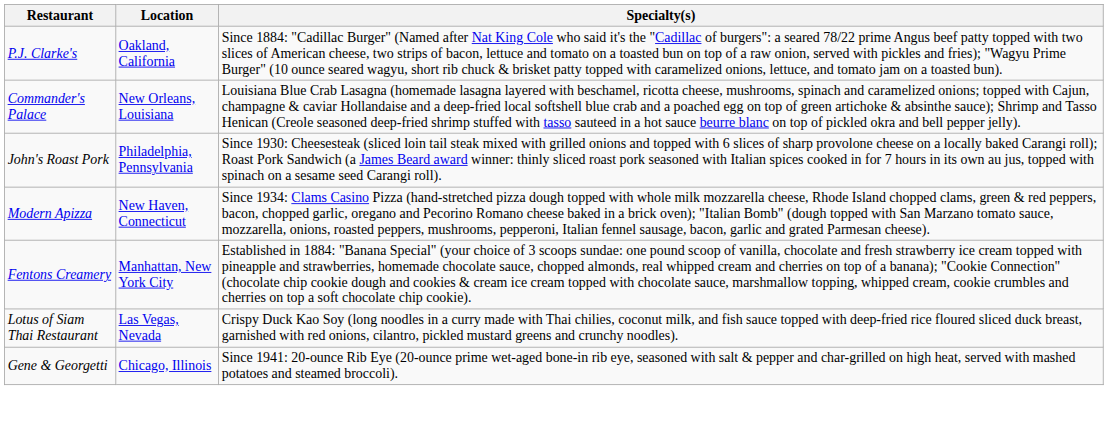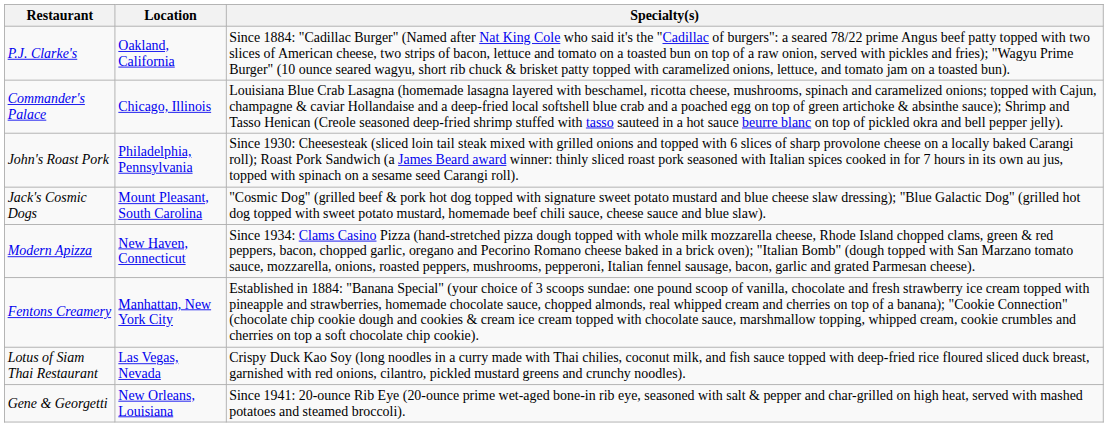(157, 106) New Orleans, Louisiana -> (165, 106) Chicago, Illinois
+ row: (47, 205)
(165, 365) Chicago, Illinois -> (157, 403) New Orleans, Louisiana
